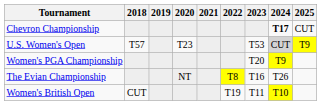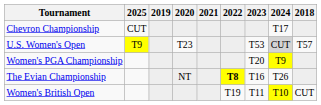columns swapped: (137, 12) <-> (305, 12)
(281, 28) bold -> (281, 28) normal
(233, 76) normal -> (233, 76) bold
